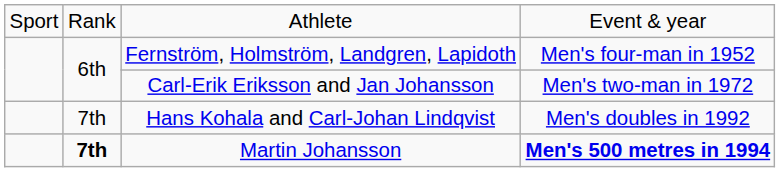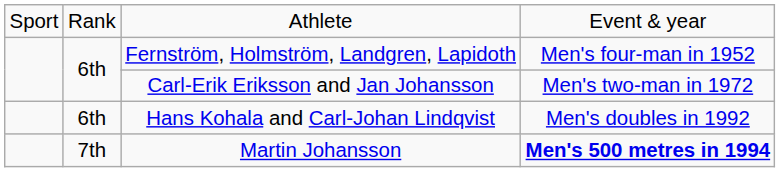(92, 118) 7th -> (92, 118) 6th
(92, 150) bold -> (92, 150) normal
